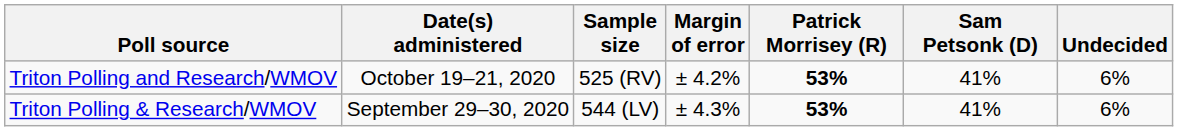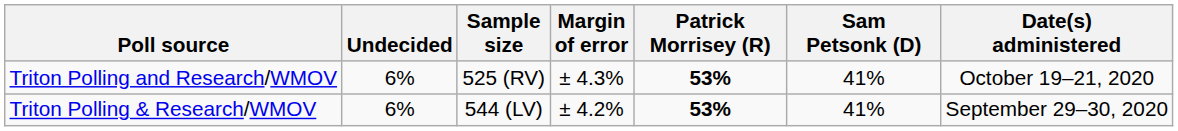columns swapped: (458, 33) <-> (1115, 45)
(708, 77) ± 4.2% -> (592, 77) ± 4.3%
(708, 110) ± 4.3% -> (592, 110) ± 4.2%
